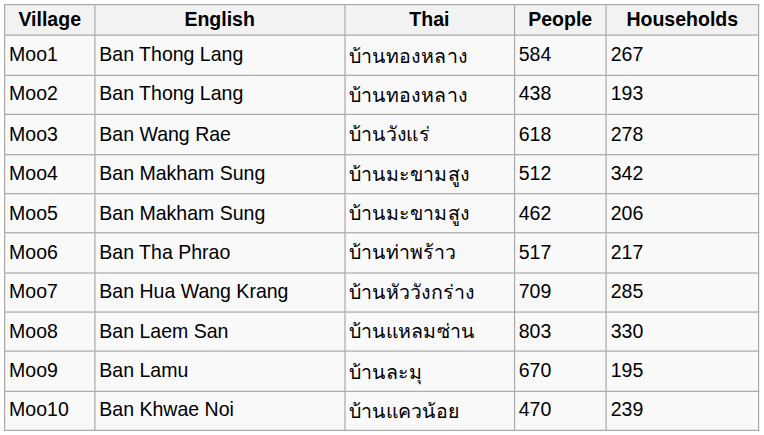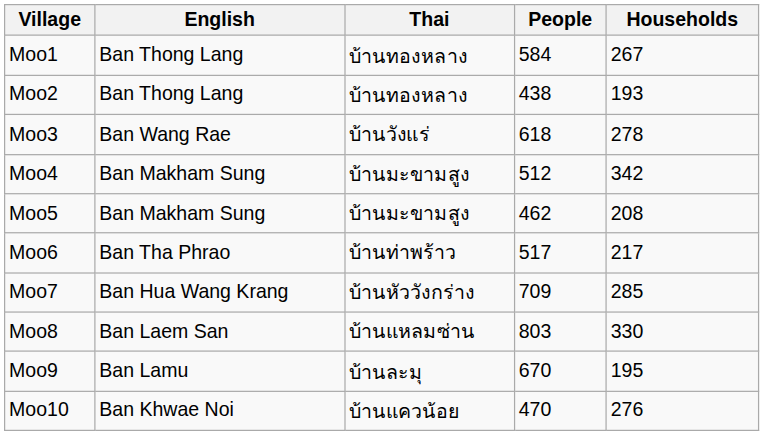(627, 213) 206 -> (627, 213) 208
(627, 410) 239 -> (627, 410) 276
